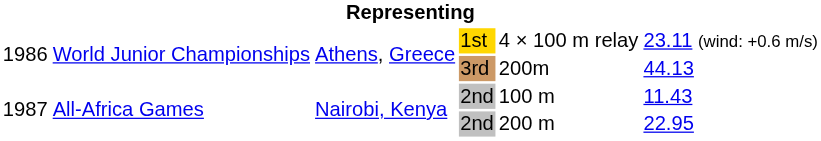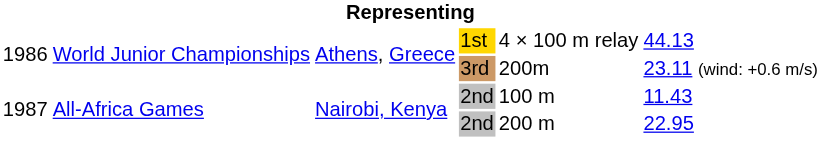(731, 40) 23.11 (wind: +0.6 m/s) -> (669, 40) 44.13
(669, 68) 44.13 -> (731, 68) 23.11 (wind: +0.6 m/s)
